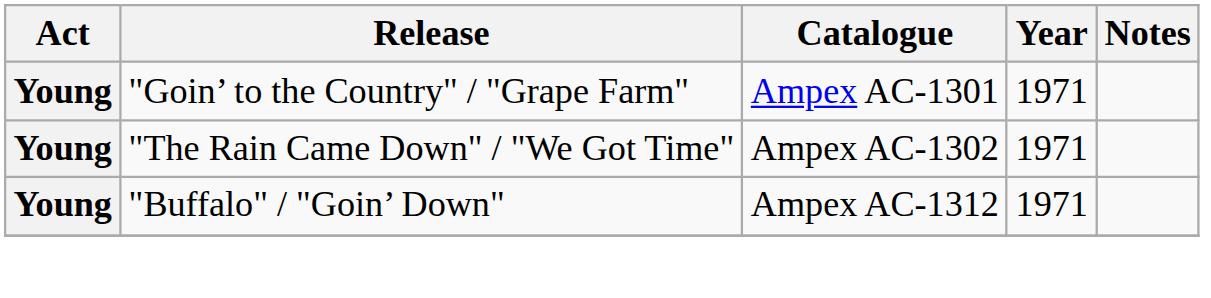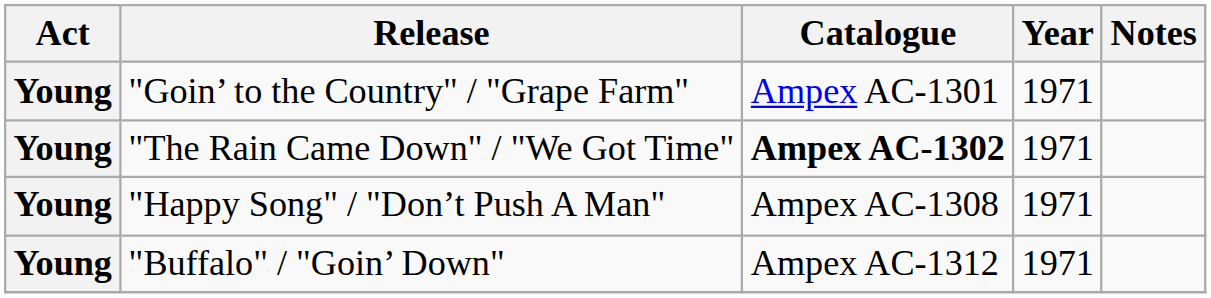(875, 147) normal -> (878, 147) bold
+ row: (397, 205)
